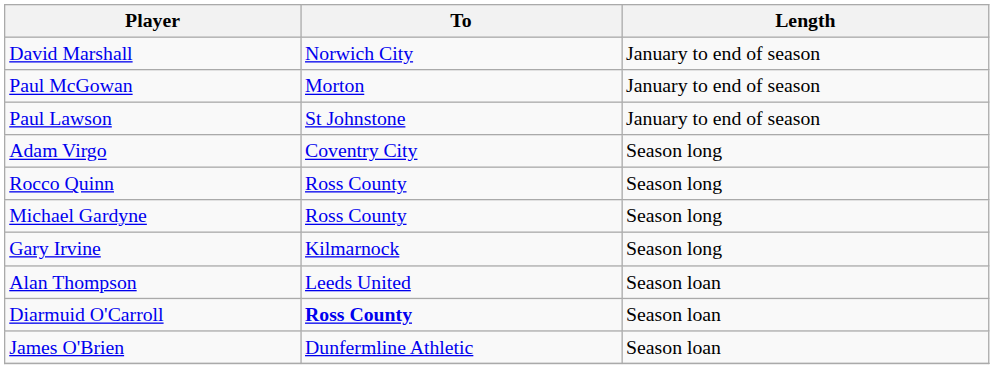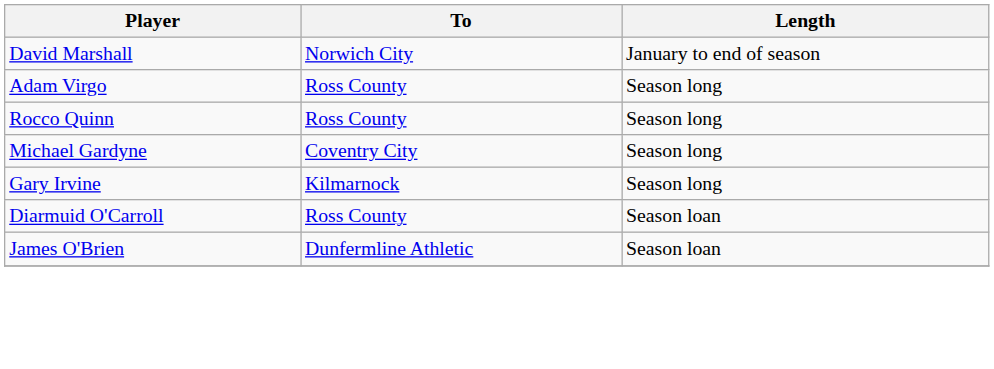- row: (71, 86)
- row: (61, 118)
(361, 151) Coventry City -> (356, 86) Ross County
(356, 216) Ross County -> (361, 151) Coventry City
- row: (73, 281)
(359, 314) bold -> (356, 216) normal
